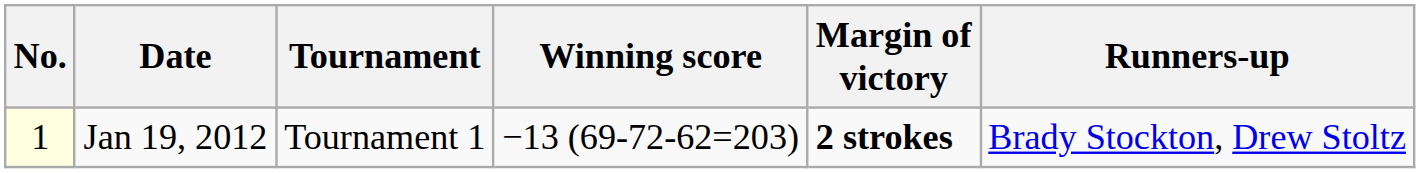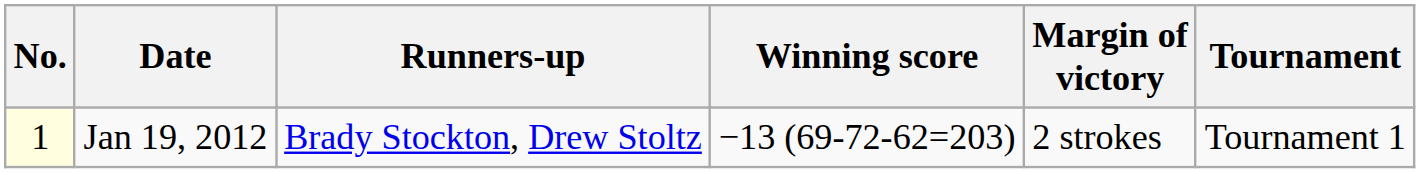columns swapped: (385, 55) <-> (1197, 55)
(884, 137) bold -> (1097, 137) normal
